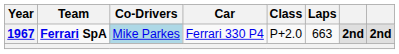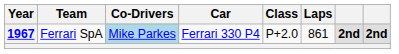(74, 34) bold -> (72, 34) normal
(322, 34) 663 -> (318, 34) 861
